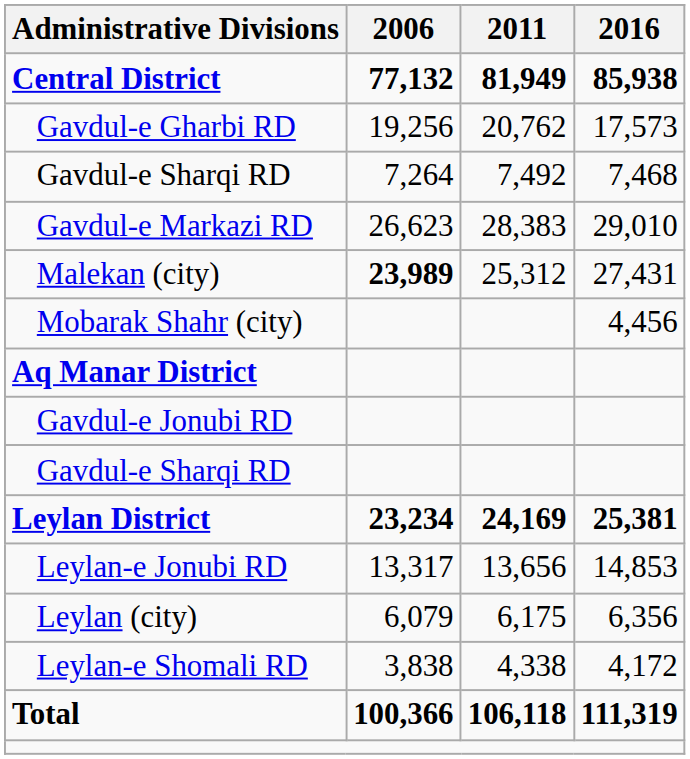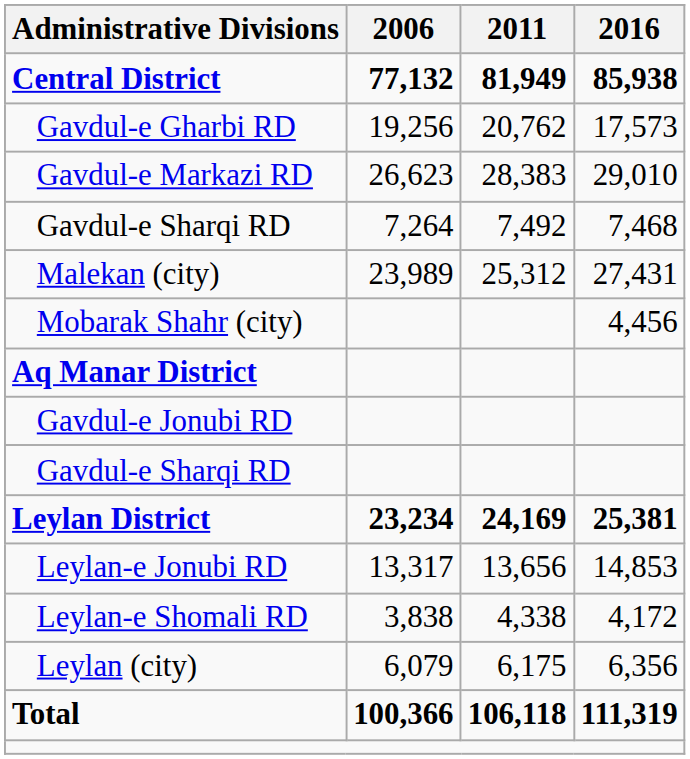rows swapped: (175, 224) <-> (164, 175)
(411, 273) bold -> (411, 273) normal
rows swapped: (172, 665) <-> (117, 616)
